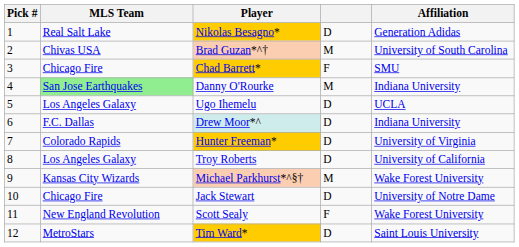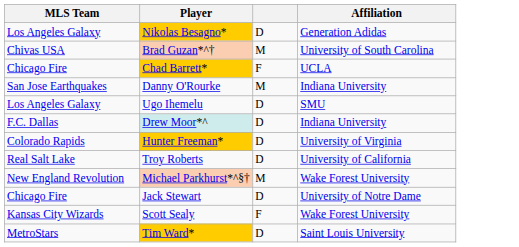- column: (22, 13)
(77, 31) Real Salt Lake -> (54, 31) Los Angeles Galaxy
(387, 68) SMU -> (316, 68) UCLA
(93, 86) lightgreen background -> (57, 86) no background
(390, 104) UCLA -> (313, 104) SMU
(89, 159) Los Angeles Galaxy -> (41, 159) Real Salt Lake
(91, 178) Kansas City Wizards -> (66, 178) New England Revolution
(101, 214) New England Revolution -> (55, 214) Kansas City Wizards
